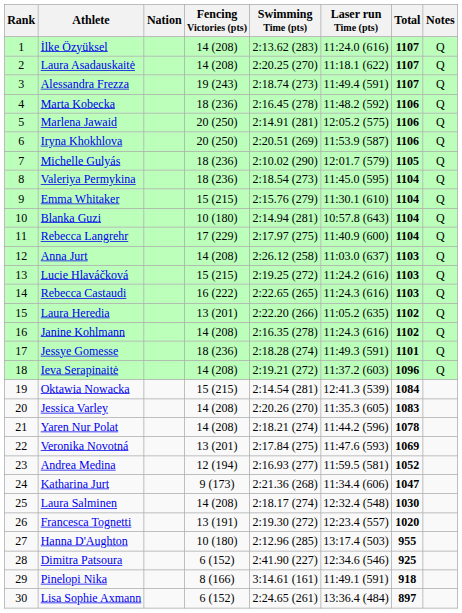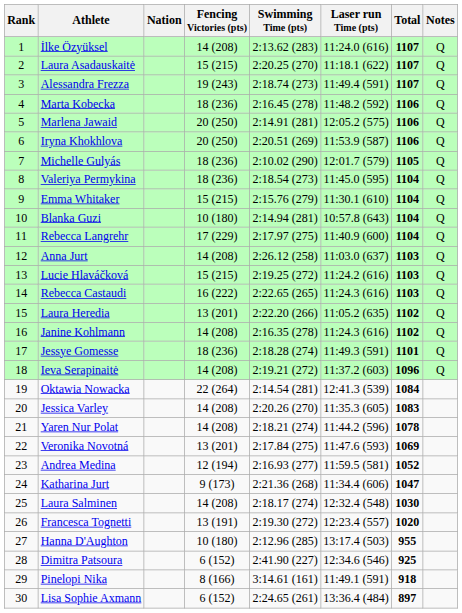(217, 65) 14 (208) -> (217, 65) 15 (215)
(217, 389) 15 (215) -> (217, 389) 22 (264)
